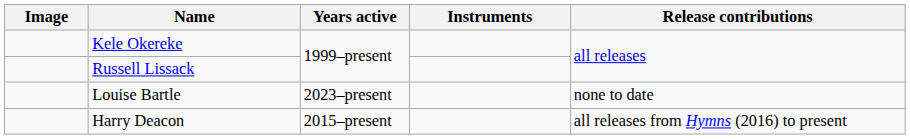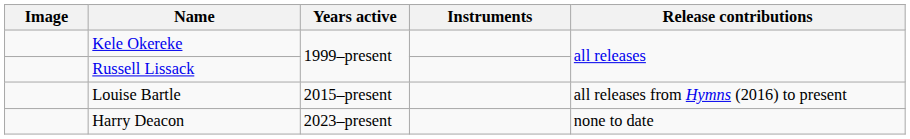(348, 95) 2023–present -> (348, 95) 2015–present
(614, 95) none to date -> (710, 95) all releases from Hymns (2016) to present
(348, 120) 2015–present -> (348, 120) 2023–present
(710, 120) all releases from Hymns (2016) to present -> (614, 120) none to date
